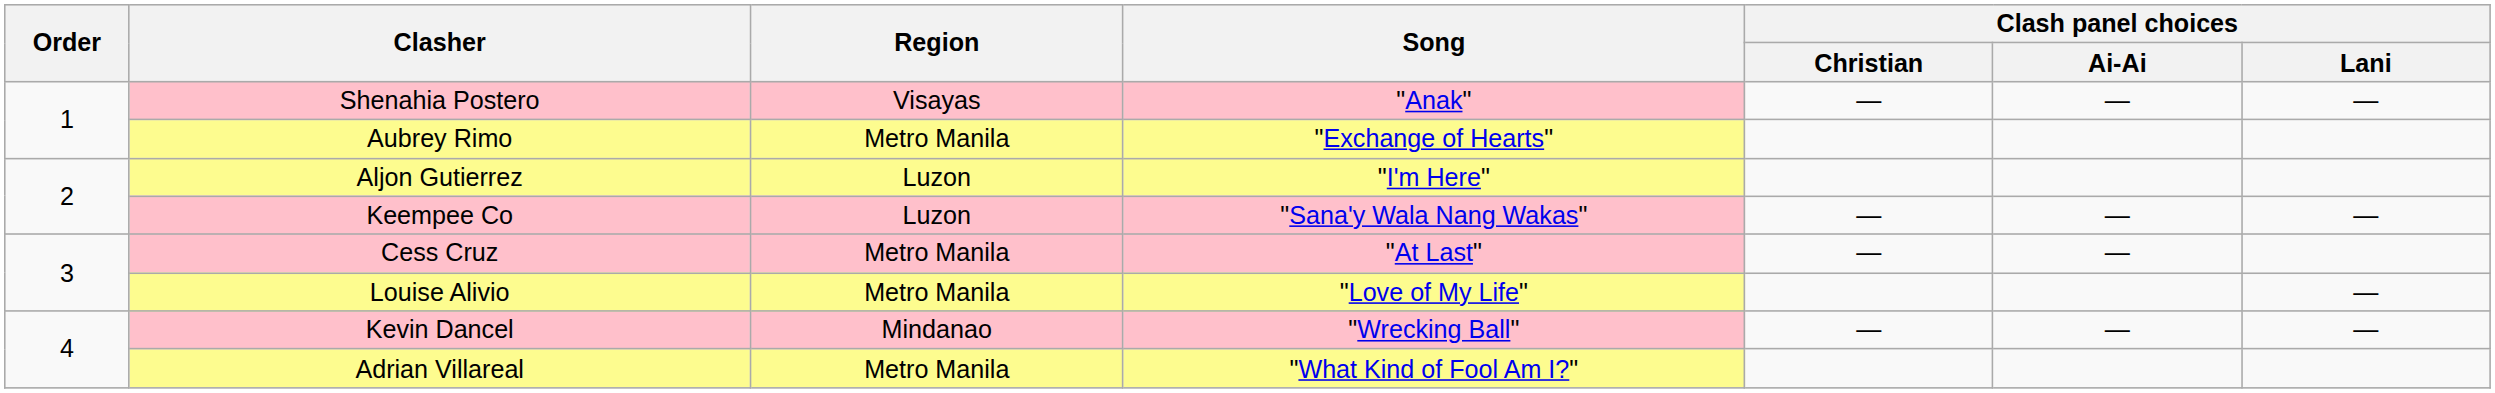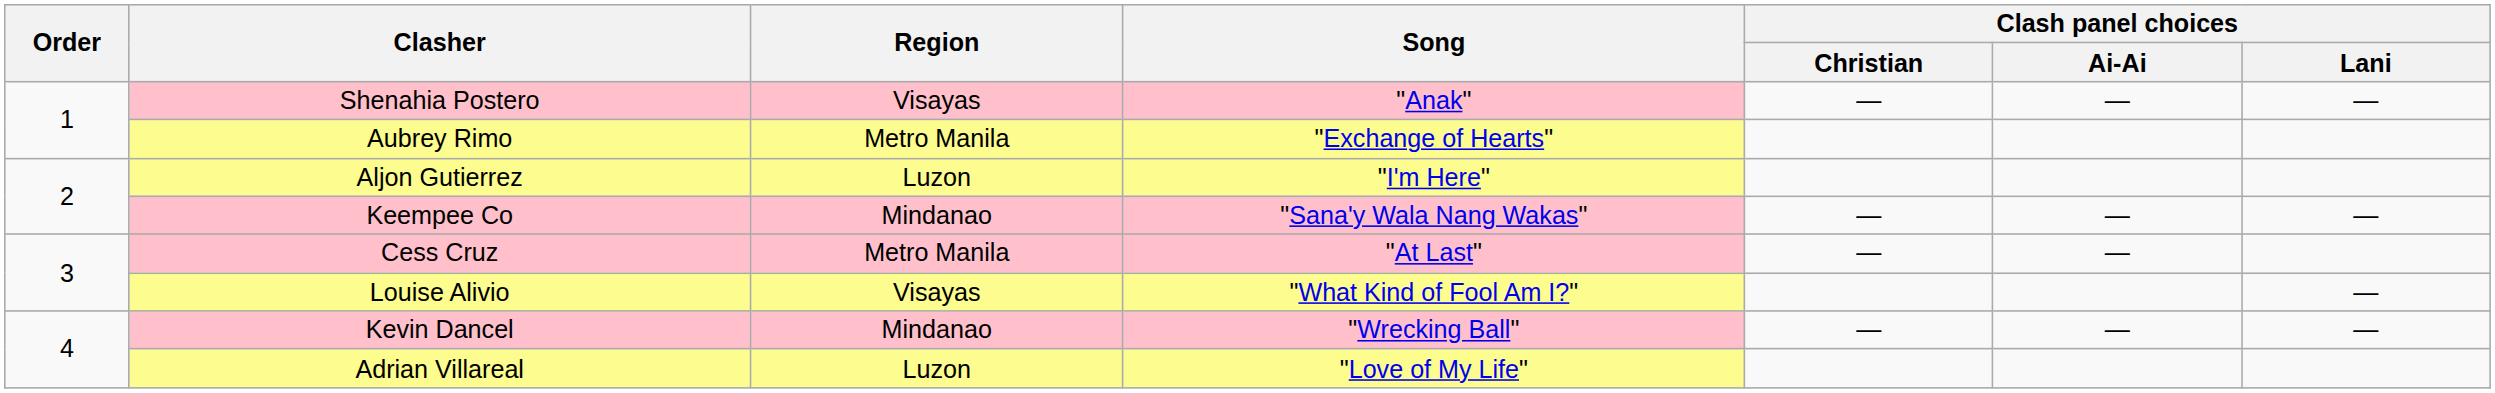(937, 215) Luzon -> (937, 215) Mindanao
(937, 292) Metro Manila -> (937, 292) Visayas
(1434, 292) "Love of My Life" -> (1434, 292) "What Kind of Fool Am I?"
(937, 368) Metro Manila -> (937, 368) Luzon
(1434, 368) "What Kind of Fool Am I?" -> (1434, 368) "Love of My Life"
